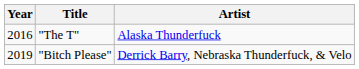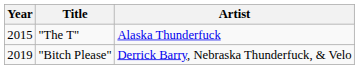(20, 34) 2016 -> (20, 34) 2015
